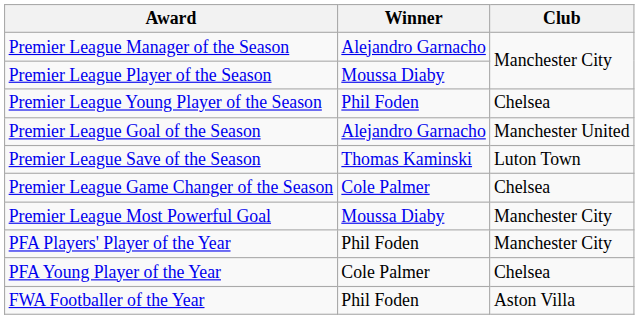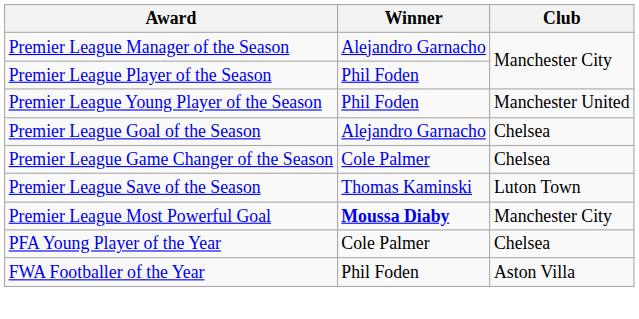(393, 74) Moussa Diaby -> (380, 74) Phil Foden
(522, 103) Chelsea -> (562, 103) Manchester United
(562, 131) Manchester United -> (522, 131) Chelsea
rows swapped: (135, 159) <-> (171, 187)
(393, 215) normal -> (395, 215) bold
- row: (120, 243)
